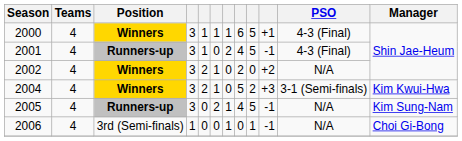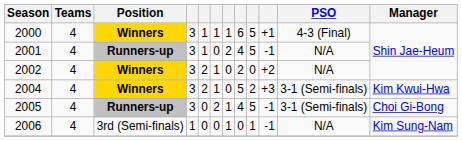(324, 51) 4-3 (Final) -> (324, 51) N/A
(324, 107) N/A -> (324, 107) 3-1 (Semi-finals)
(413, 107) Kim Sung-Nam -> (408, 107) Choi Gi-Bong
(408, 126) Choi Gi-Bong -> (413, 126) Kim Sung-Nam
